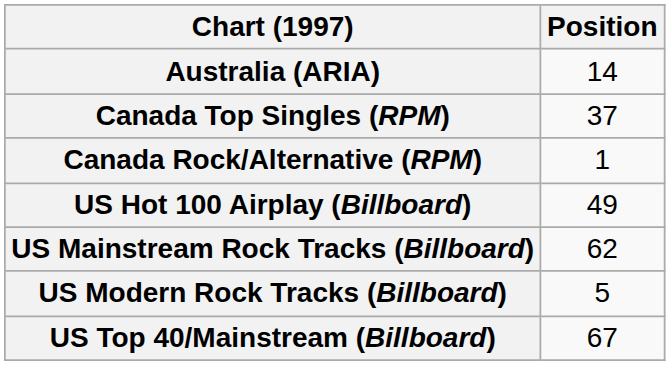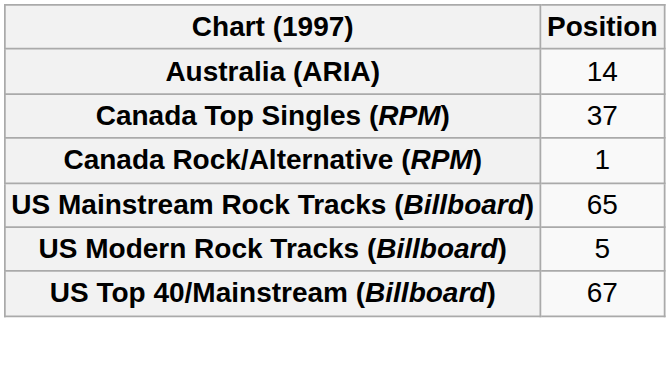- row: (273, 204)
(602, 248) 62 -> (602, 204) 65
